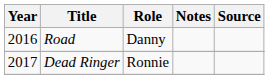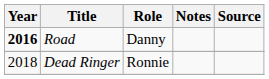(23, 39) normal -> (23, 39) bold
(23, 62) 2017 -> (23, 62) 2018
